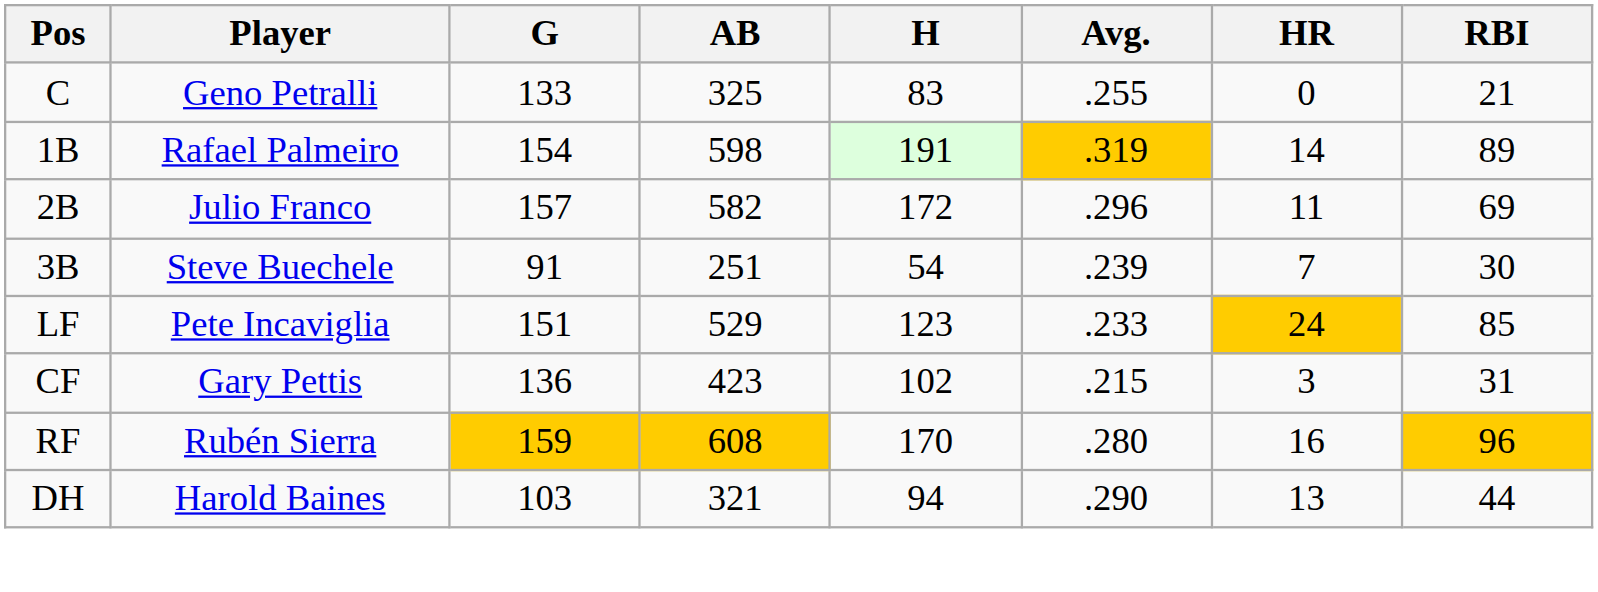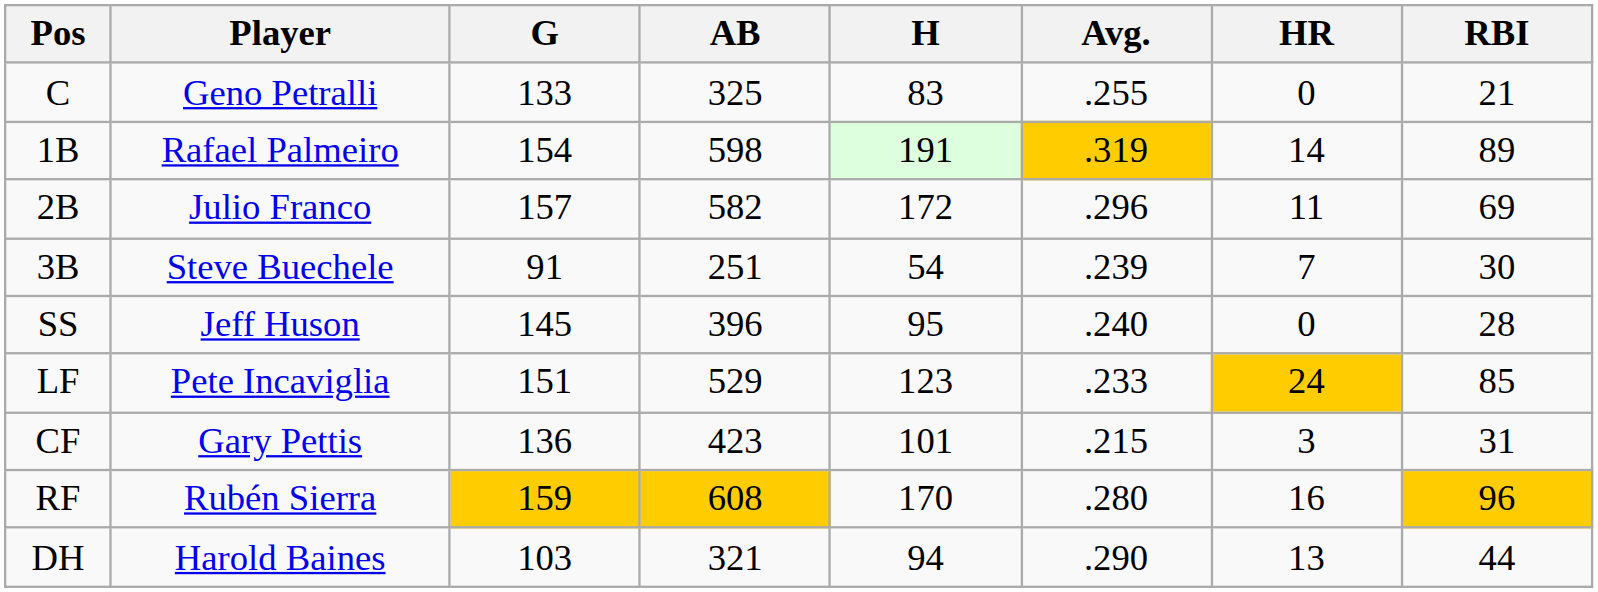+ row: (58, 324)
(926, 382) 102 -> (926, 440) 101
